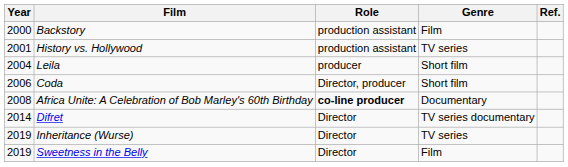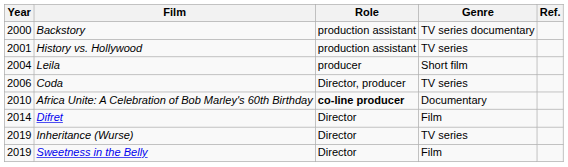(432, 30) Film -> (478, 30) TV series documentary
(444, 83) Short film -> (444, 83) TV series
(19, 100) 2008 -> (19, 100) 2010
(478, 118) TV series documentary -> (432, 118) Film
